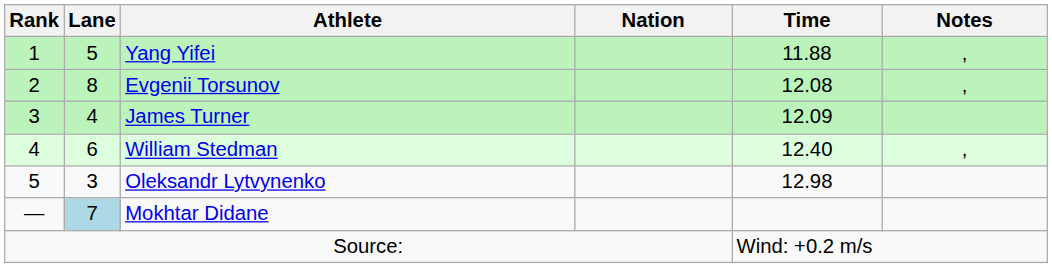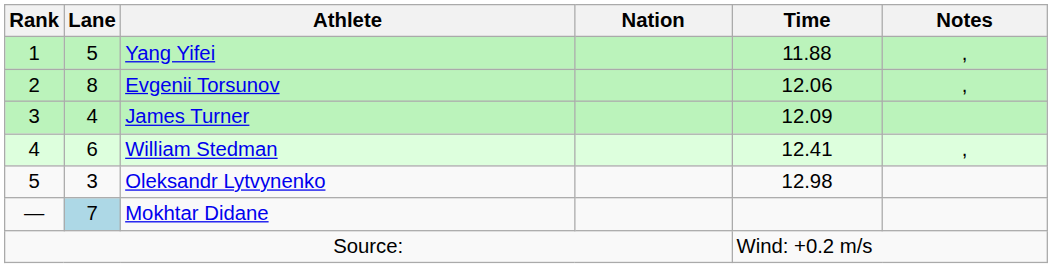(807, 85) 12.08 -> (807, 85) 12.06
(807, 149) 12.40 -> (807, 149) 12.41
